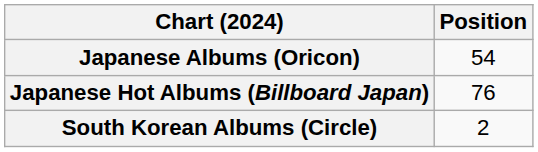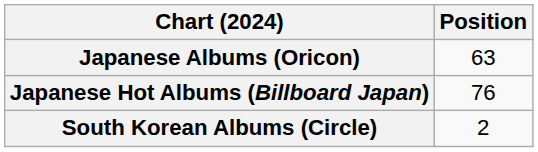(483, 57) 54 -> (483, 57) 63
